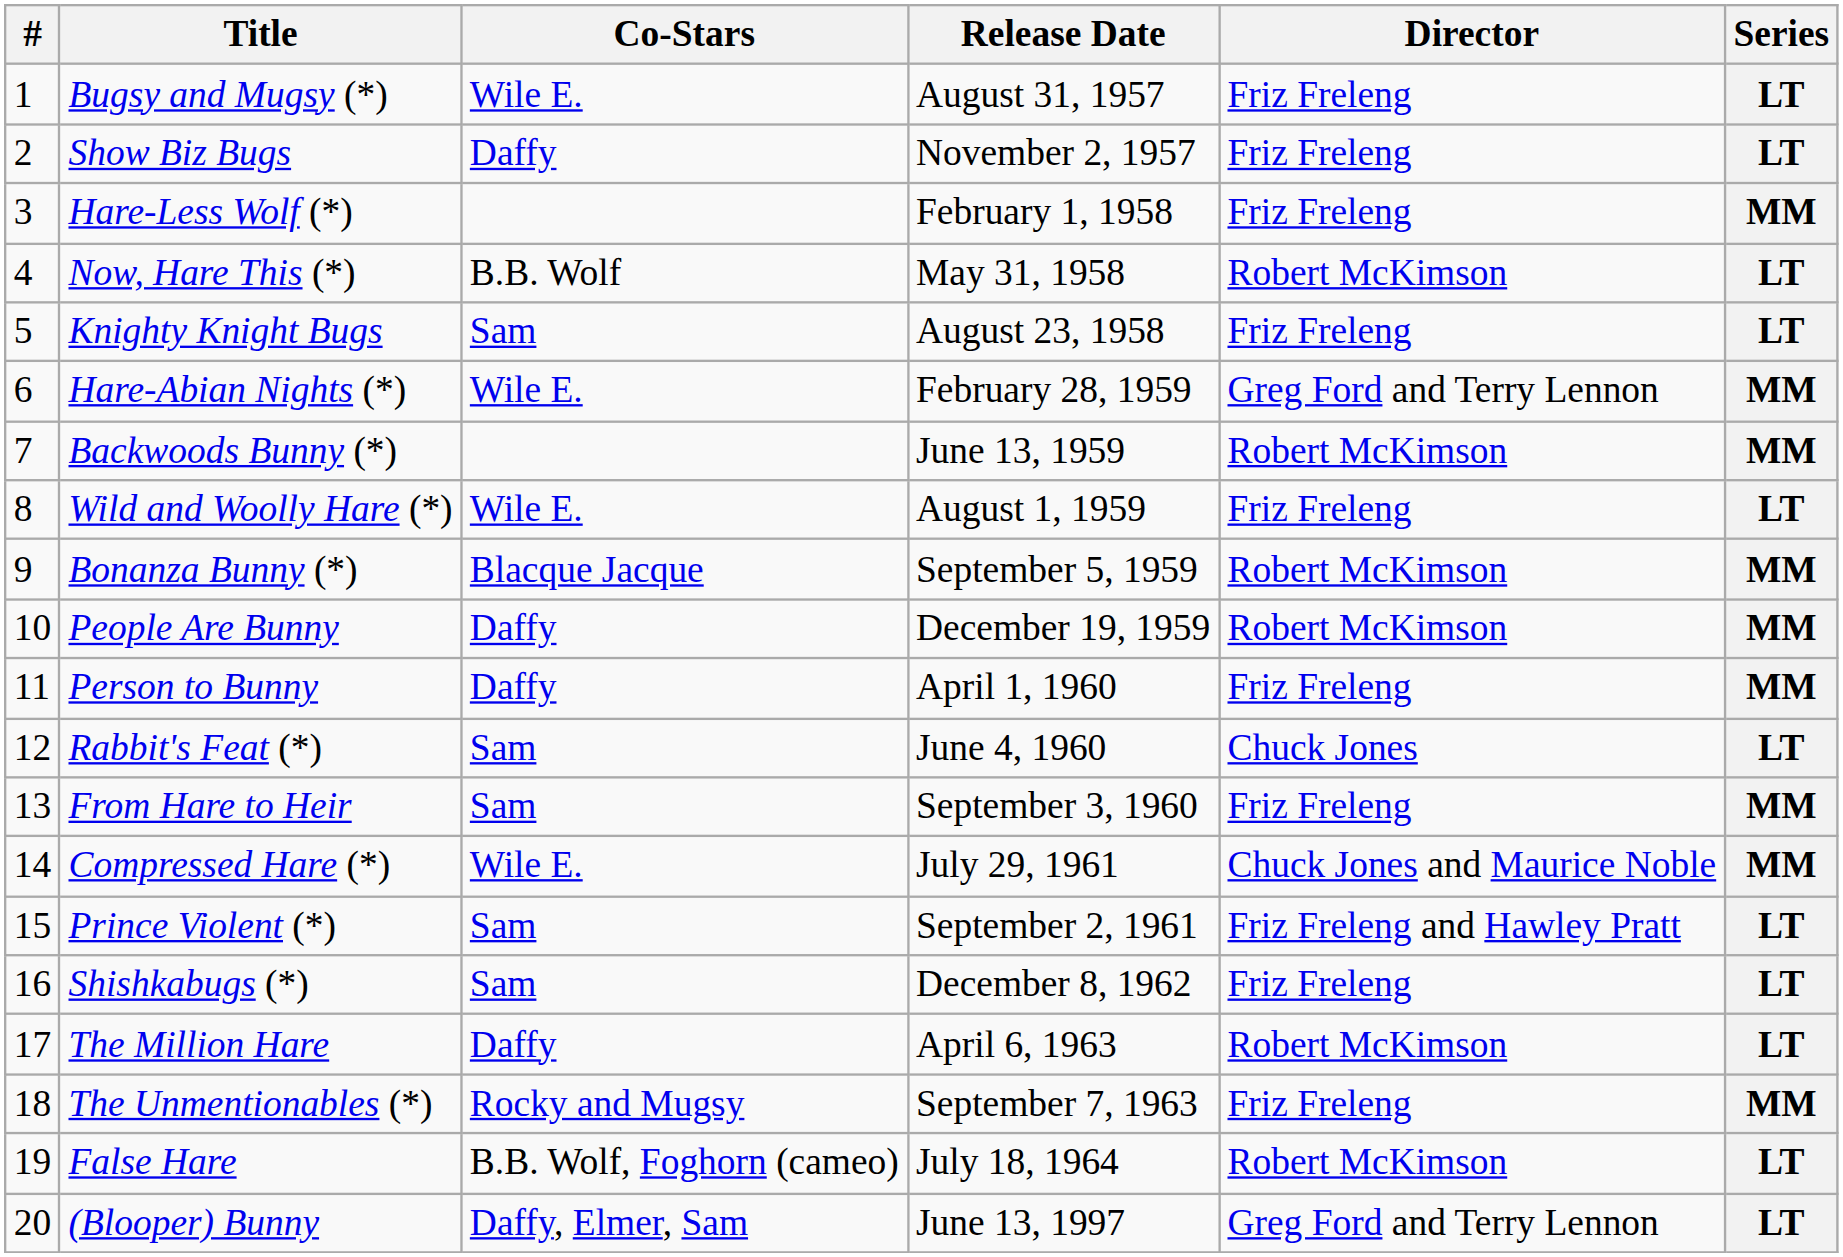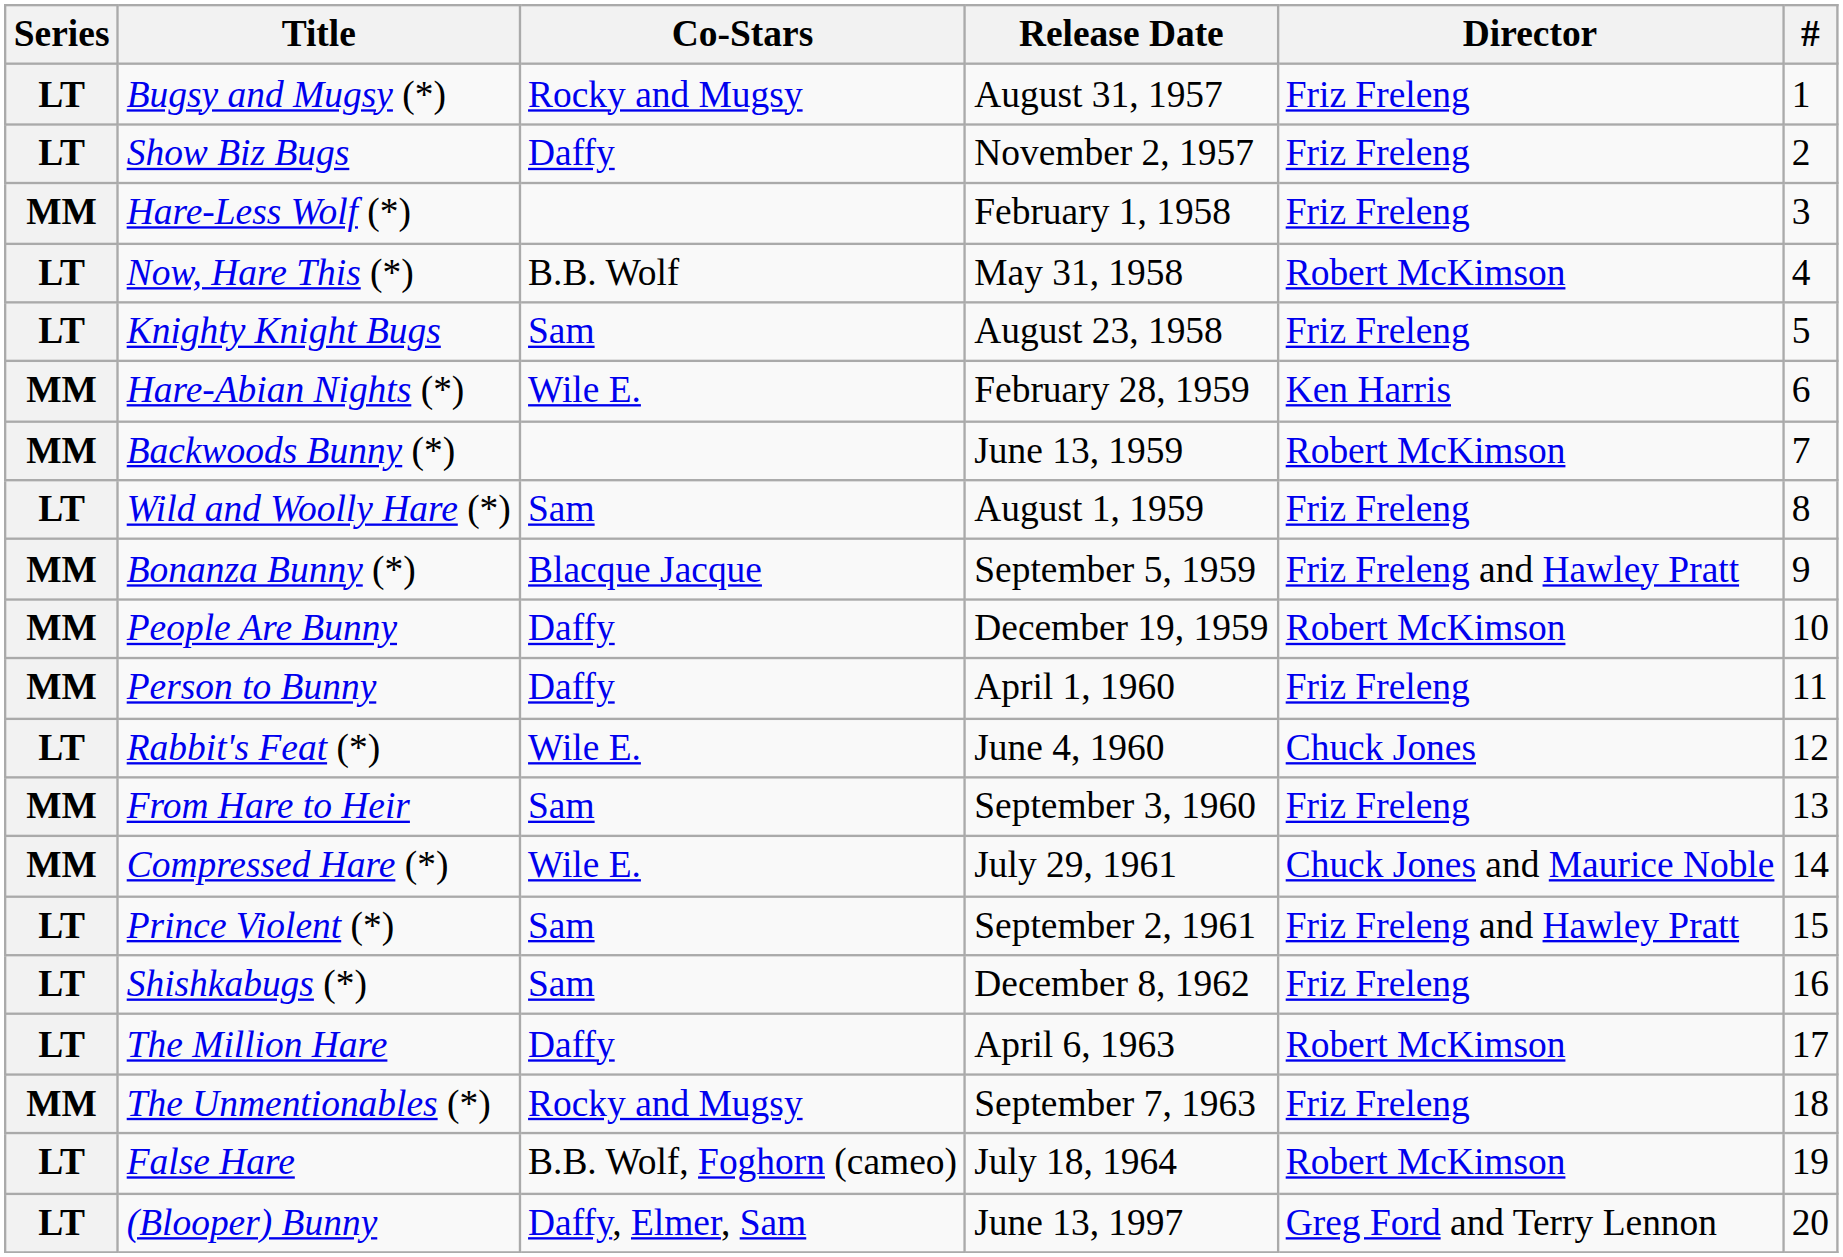columns swapped: (33, 34) <-> (1781, 34)
(526, 93) Wile E. -> (665, 93) Rocky and Mugsy
(1443, 390) Greg Ford and Terry Lennon -> (1368, 390) Ken Harris
(526, 509) Wile E. -> (561, 509) Sam
(1367, 568) Robert McKimson -> (1512, 568) Friz Freleng and Hawley Pratt
(503, 746) Sam -> (584, 746) Wile E.
